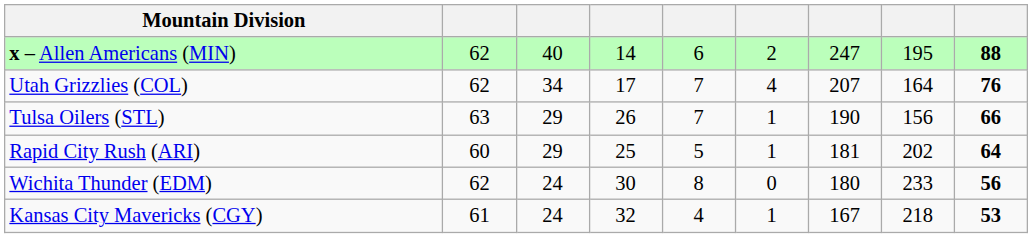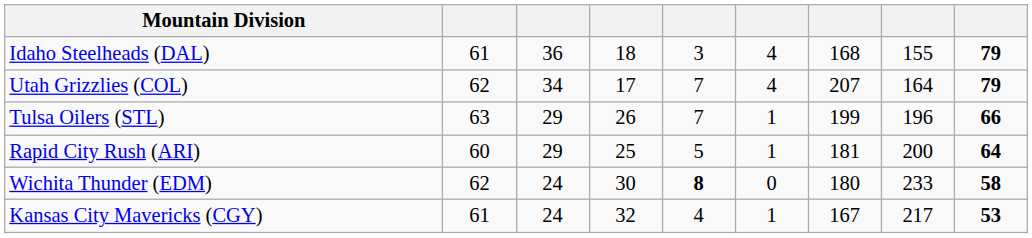- row: (123, 53)
+ row: (109, 53)
(991, 85) 76 -> (991, 85) 79
(845, 118) 190 -> (845, 118) 199
(918, 118) 156 -> (918, 118) 196
(918, 150) 202 -> (918, 150) 200
(699, 183) normal -> (699, 183) bold
(991, 183) 56 -> (991, 183) 58
(918, 215) 218 -> (918, 215) 217
